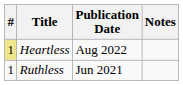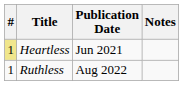(101, 49) Aug 2022 -> (99, 49) Jun 2021
(99, 70) Jun 2021 -> (101, 70) Aug 2022
